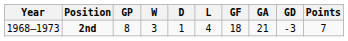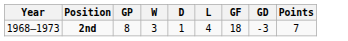- column: (263, 12)
